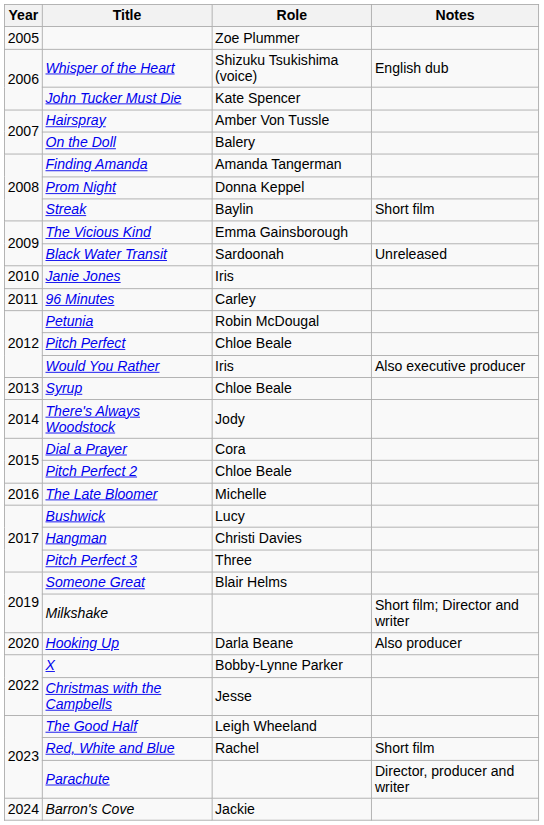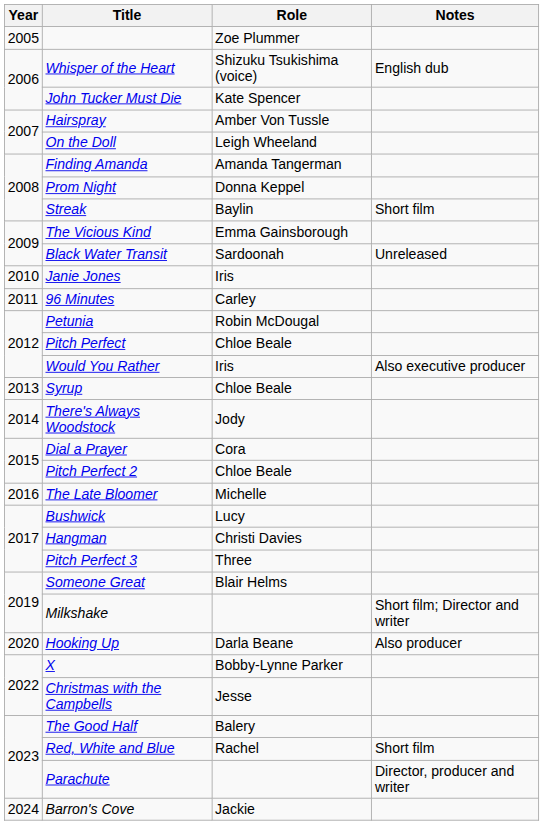(235, 143) Balery -> (266, 143) Leigh Wheeland
(266, 726) Leigh Wheeland -> (235, 726) Balery
